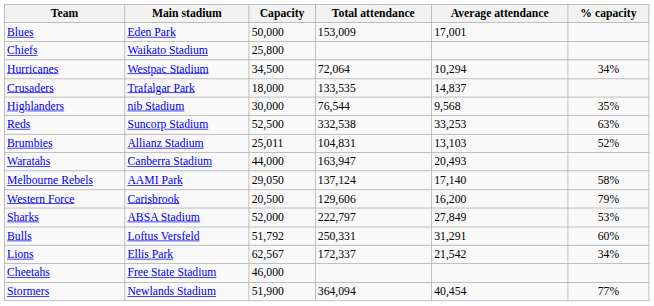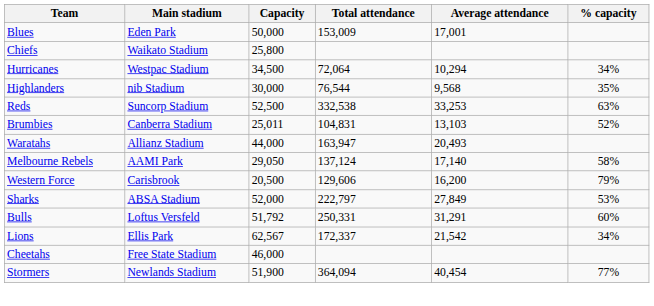- row: (30, 87)
(166, 143) Allianz Stadium -> (170, 124) Canberra Stadium
(170, 161) Canberra Stadium -> (166, 143) Allianz Stadium
